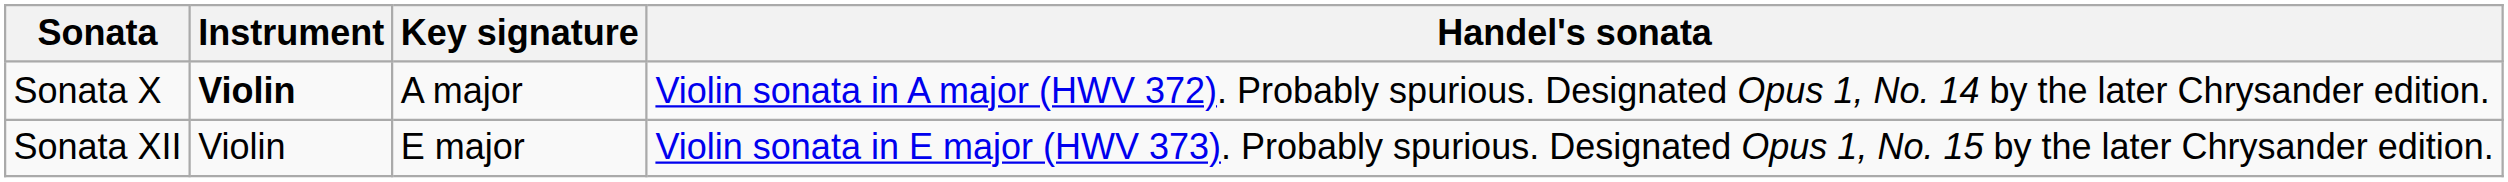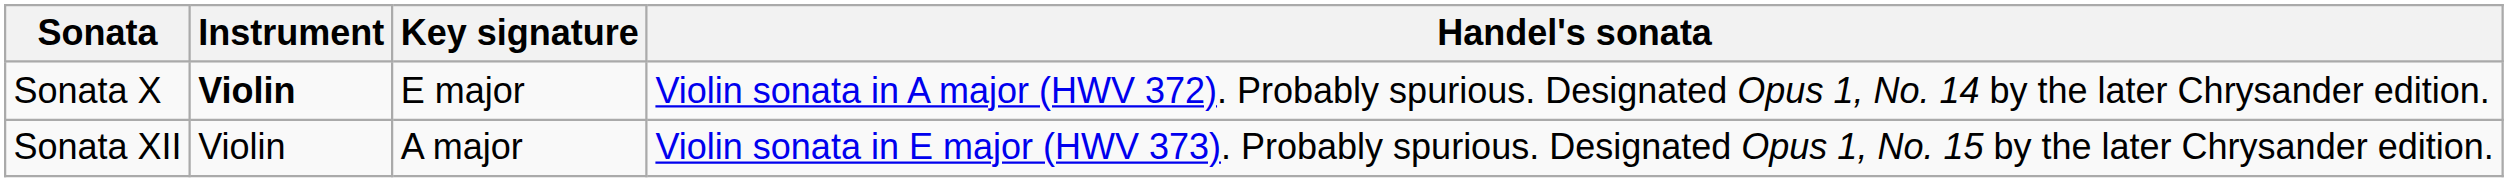(462, 90) A major -> (463, 90) E major
(463, 147) E major -> (462, 147) A major
